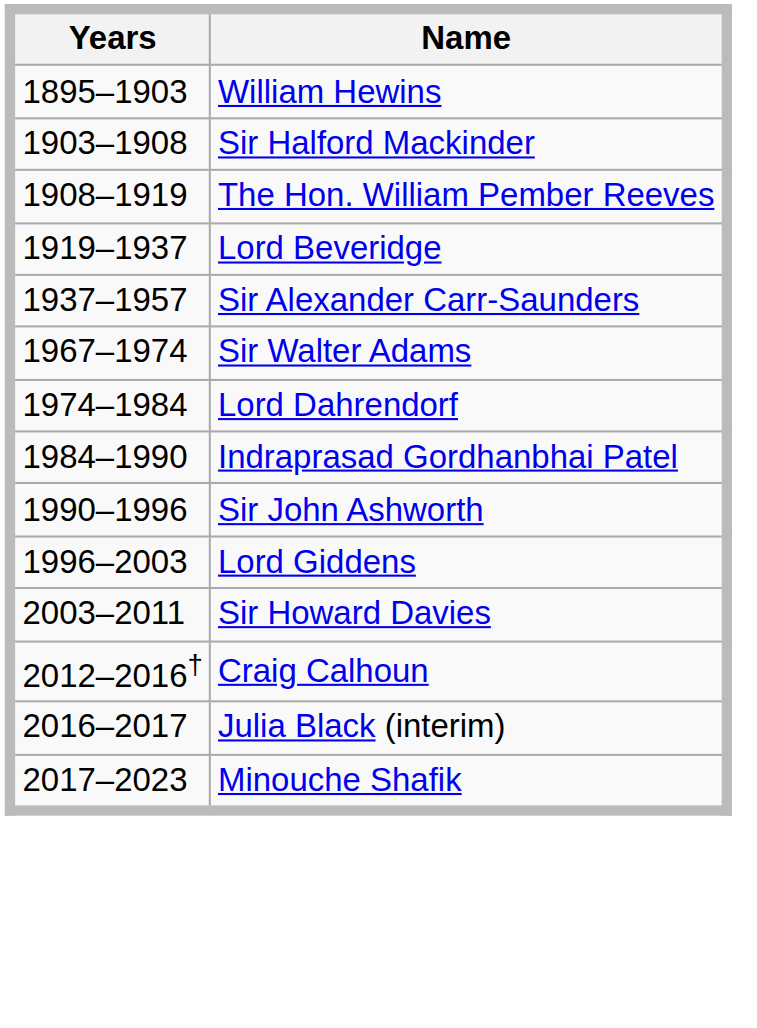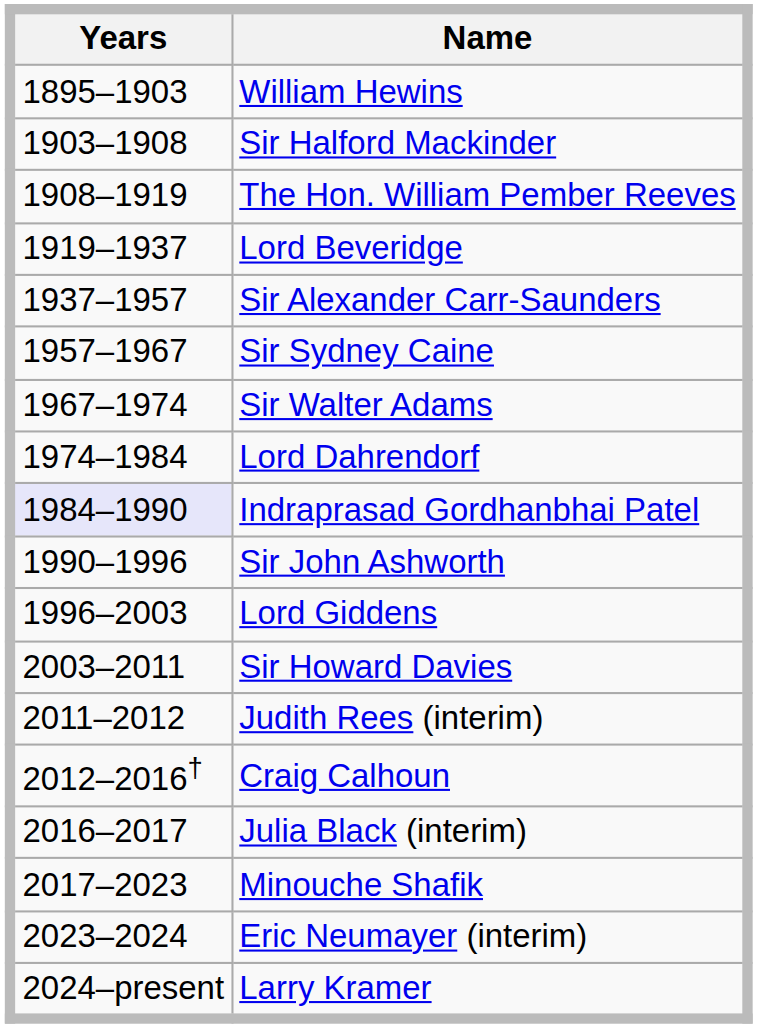+ row: (367, 352)
(105, 457) no background -> (105, 509) lavender background
+ row: (391, 718)
+ row: (413, 936)
+ row: (335, 989)
